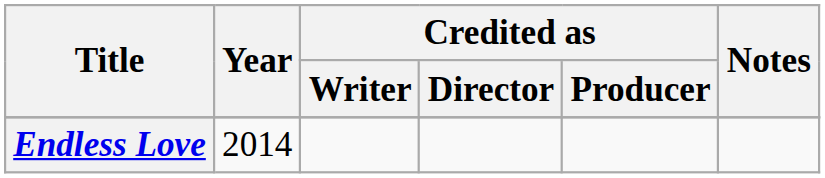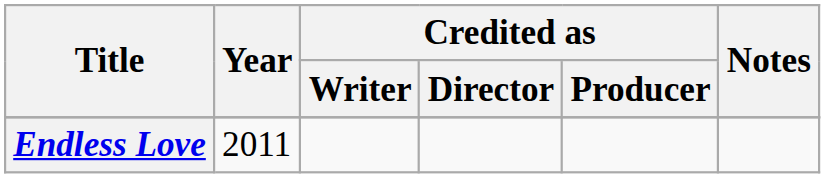(257, 144) 2014 -> (257, 144) 2011
